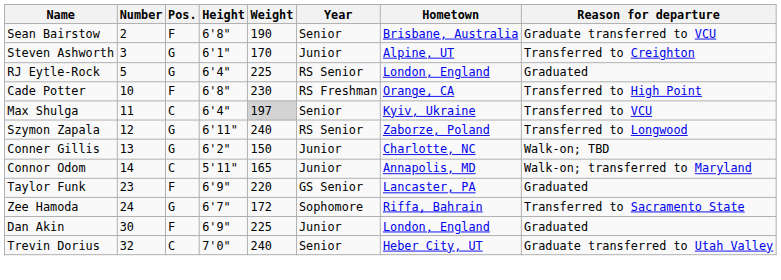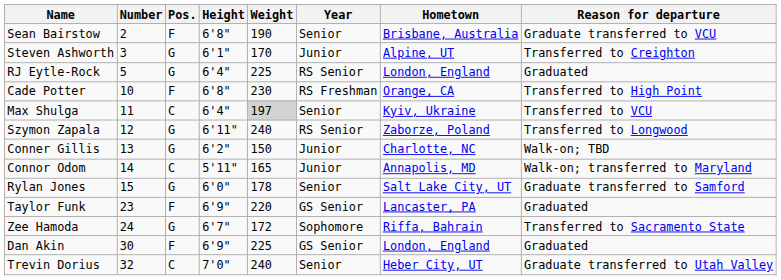+ row: (46, 188)
(320, 226) Junior -> (331, 245) GS Senior
